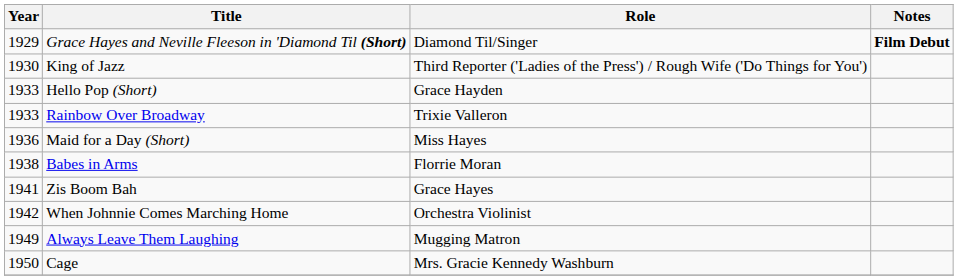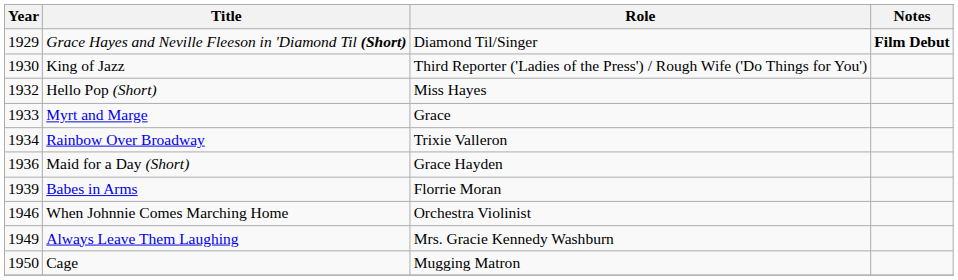(24, 90) 1933 -> (24, 90) 1932
(458, 90) Grace Hayden -> (450, 90) Miss Hayes
+ row: (97, 115)
(24, 115) 1933 -> (24, 139) 1934
(450, 139) Miss Hayes -> (458, 164) Grace Hayden
(24, 164) 1938 -> (24, 189) 1939
- row: (92, 189)
(24, 213) 1942 -> (24, 213) 1946
(467, 238) Mugging Matron -> (514, 238) Mrs. Gracie Kennedy Washburn
(514, 262) Mrs. Gracie Kennedy Washburn -> (467, 262) Mugging Matron
